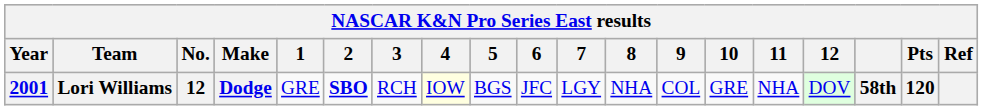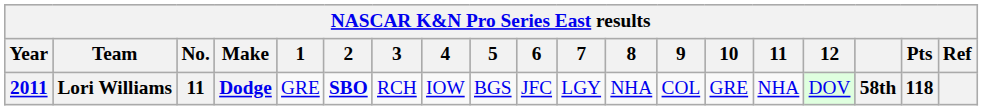(29, 88) 2001 -> (29, 88) 2011
(196, 88) 12 -> (196, 88) 11
(445, 88) lightyellow background -> (445, 88) no background
(920, 88) 120 -> (920, 88) 118
